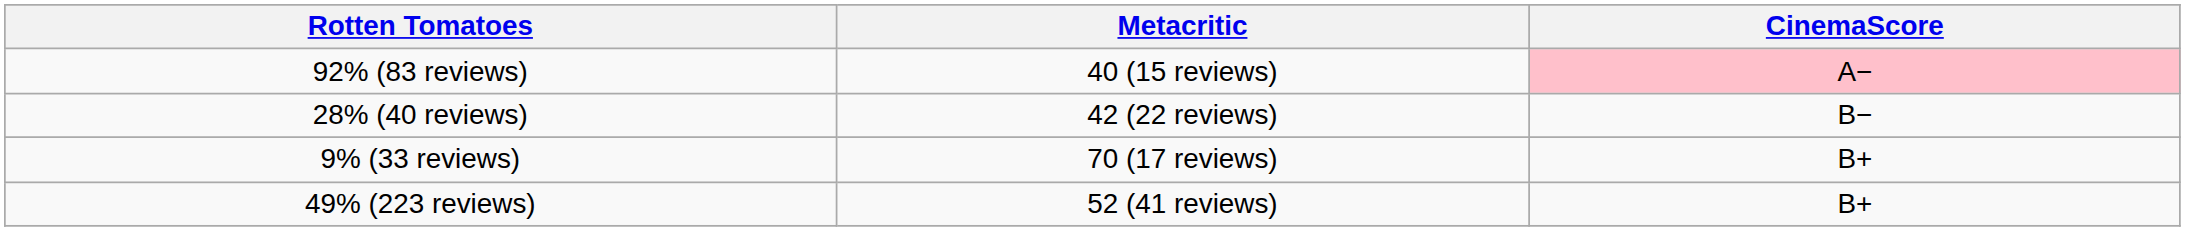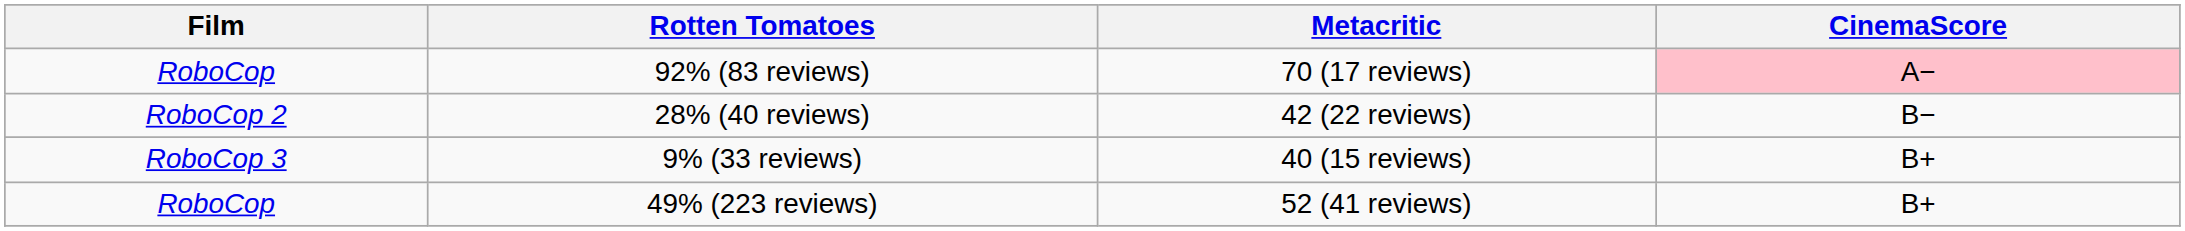+ column: (216, 26)
(1182, 70) 40 (15 reviews) -> (1376, 70) 70 (17 reviews)
(1182, 159) 70 (17 reviews) -> (1376, 159) 40 (15 reviews)
